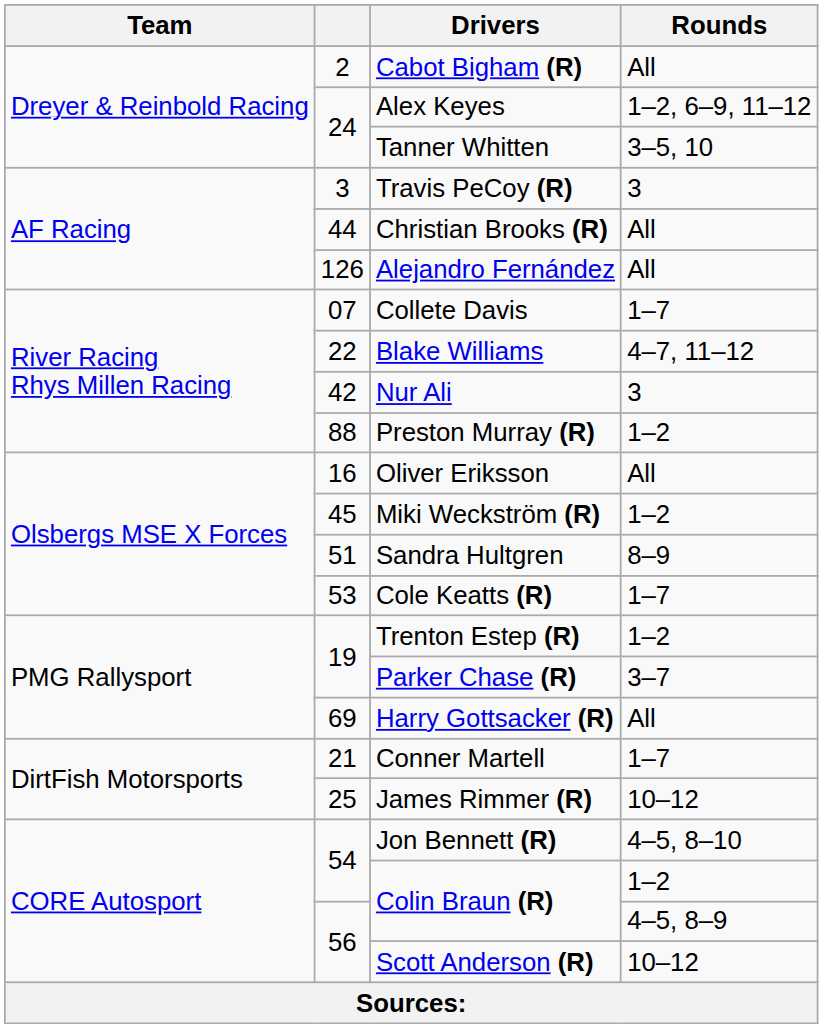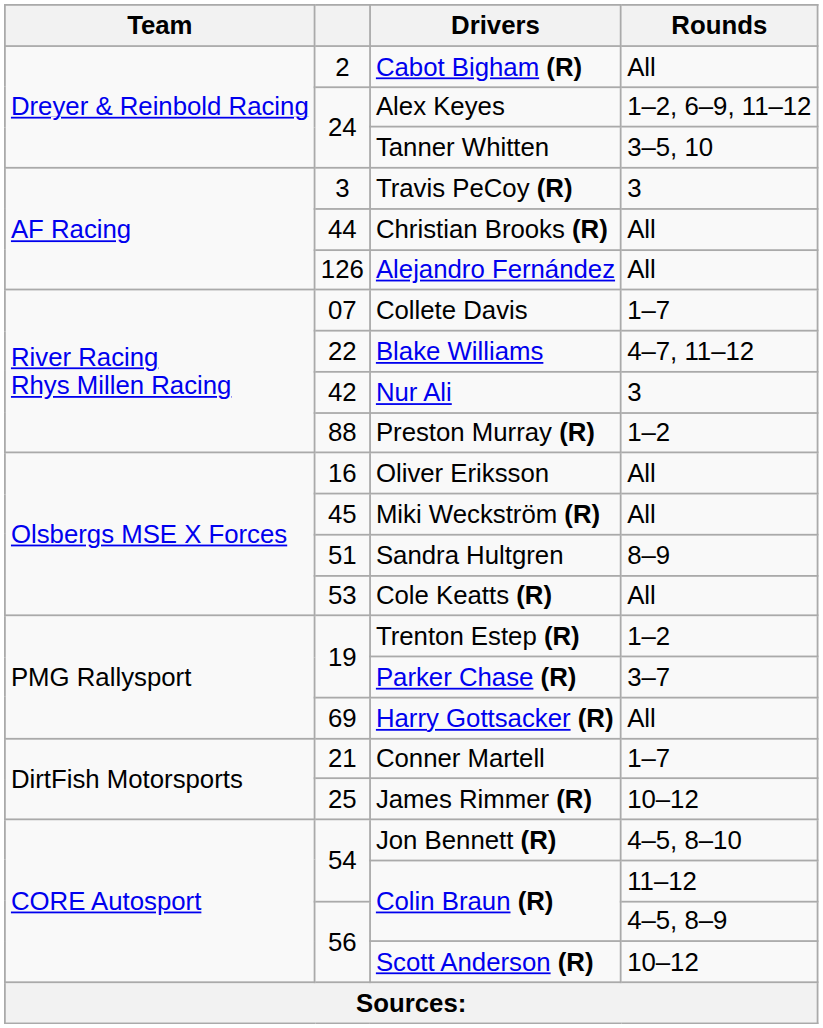(649, 514) 1–2 -> (641, 514) All
(649, 596) 1–7 -> (641, 596) All
(649, 881) 1–2 -> (662, 881) 11–12
